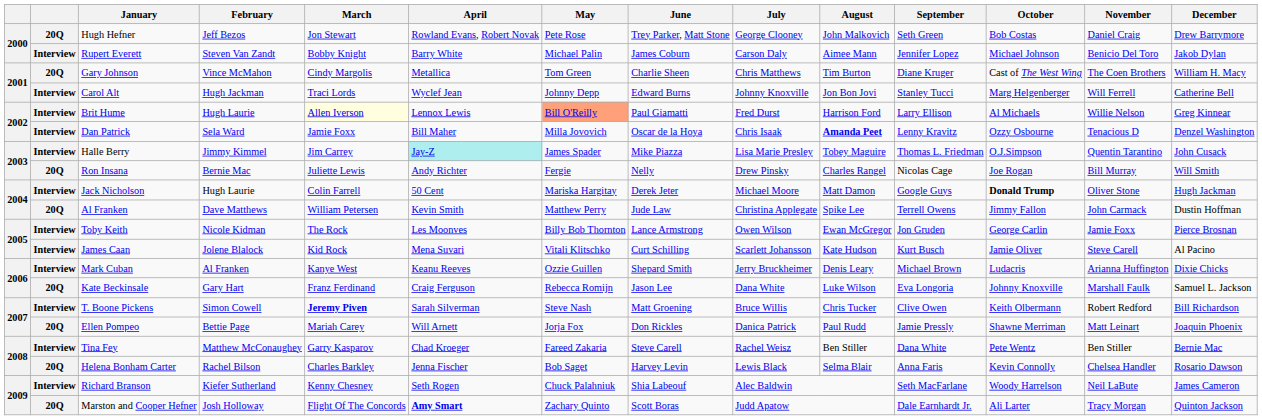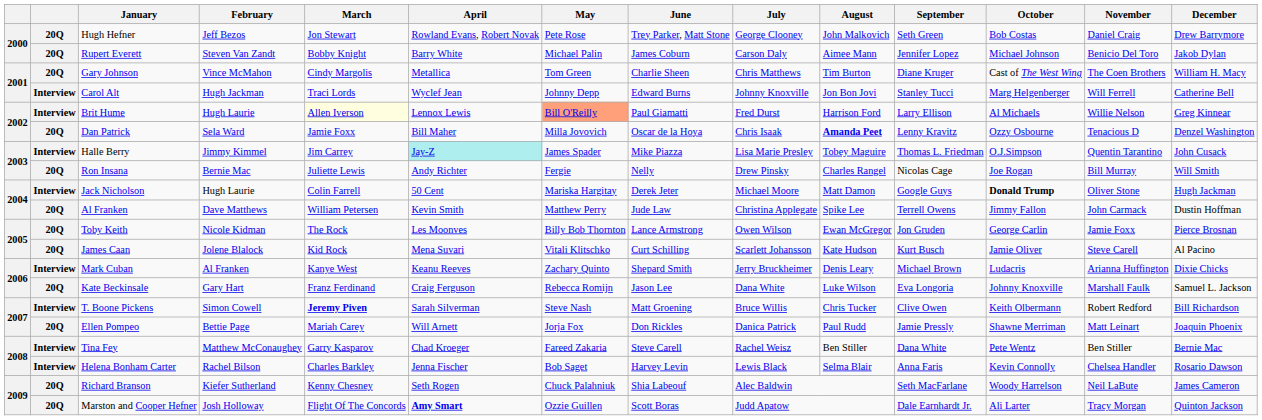(55, 54) Interview -> (55, 54) 20Q
(55, 132) Interview -> (55, 132) 20Q
(55, 229) Interview -> (55, 229) 20Q
(55, 249) Interview -> (55, 249) 20Q
(573, 269) Ozzie Guillen -> (577, 269) Zachary Quinto
(55, 366) 20Q -> (55, 366) Interview
(55, 386) Interview -> (55, 386) 20Q
(577, 405) Zachary Quinto -> (573, 405) Ozzie Guillen
